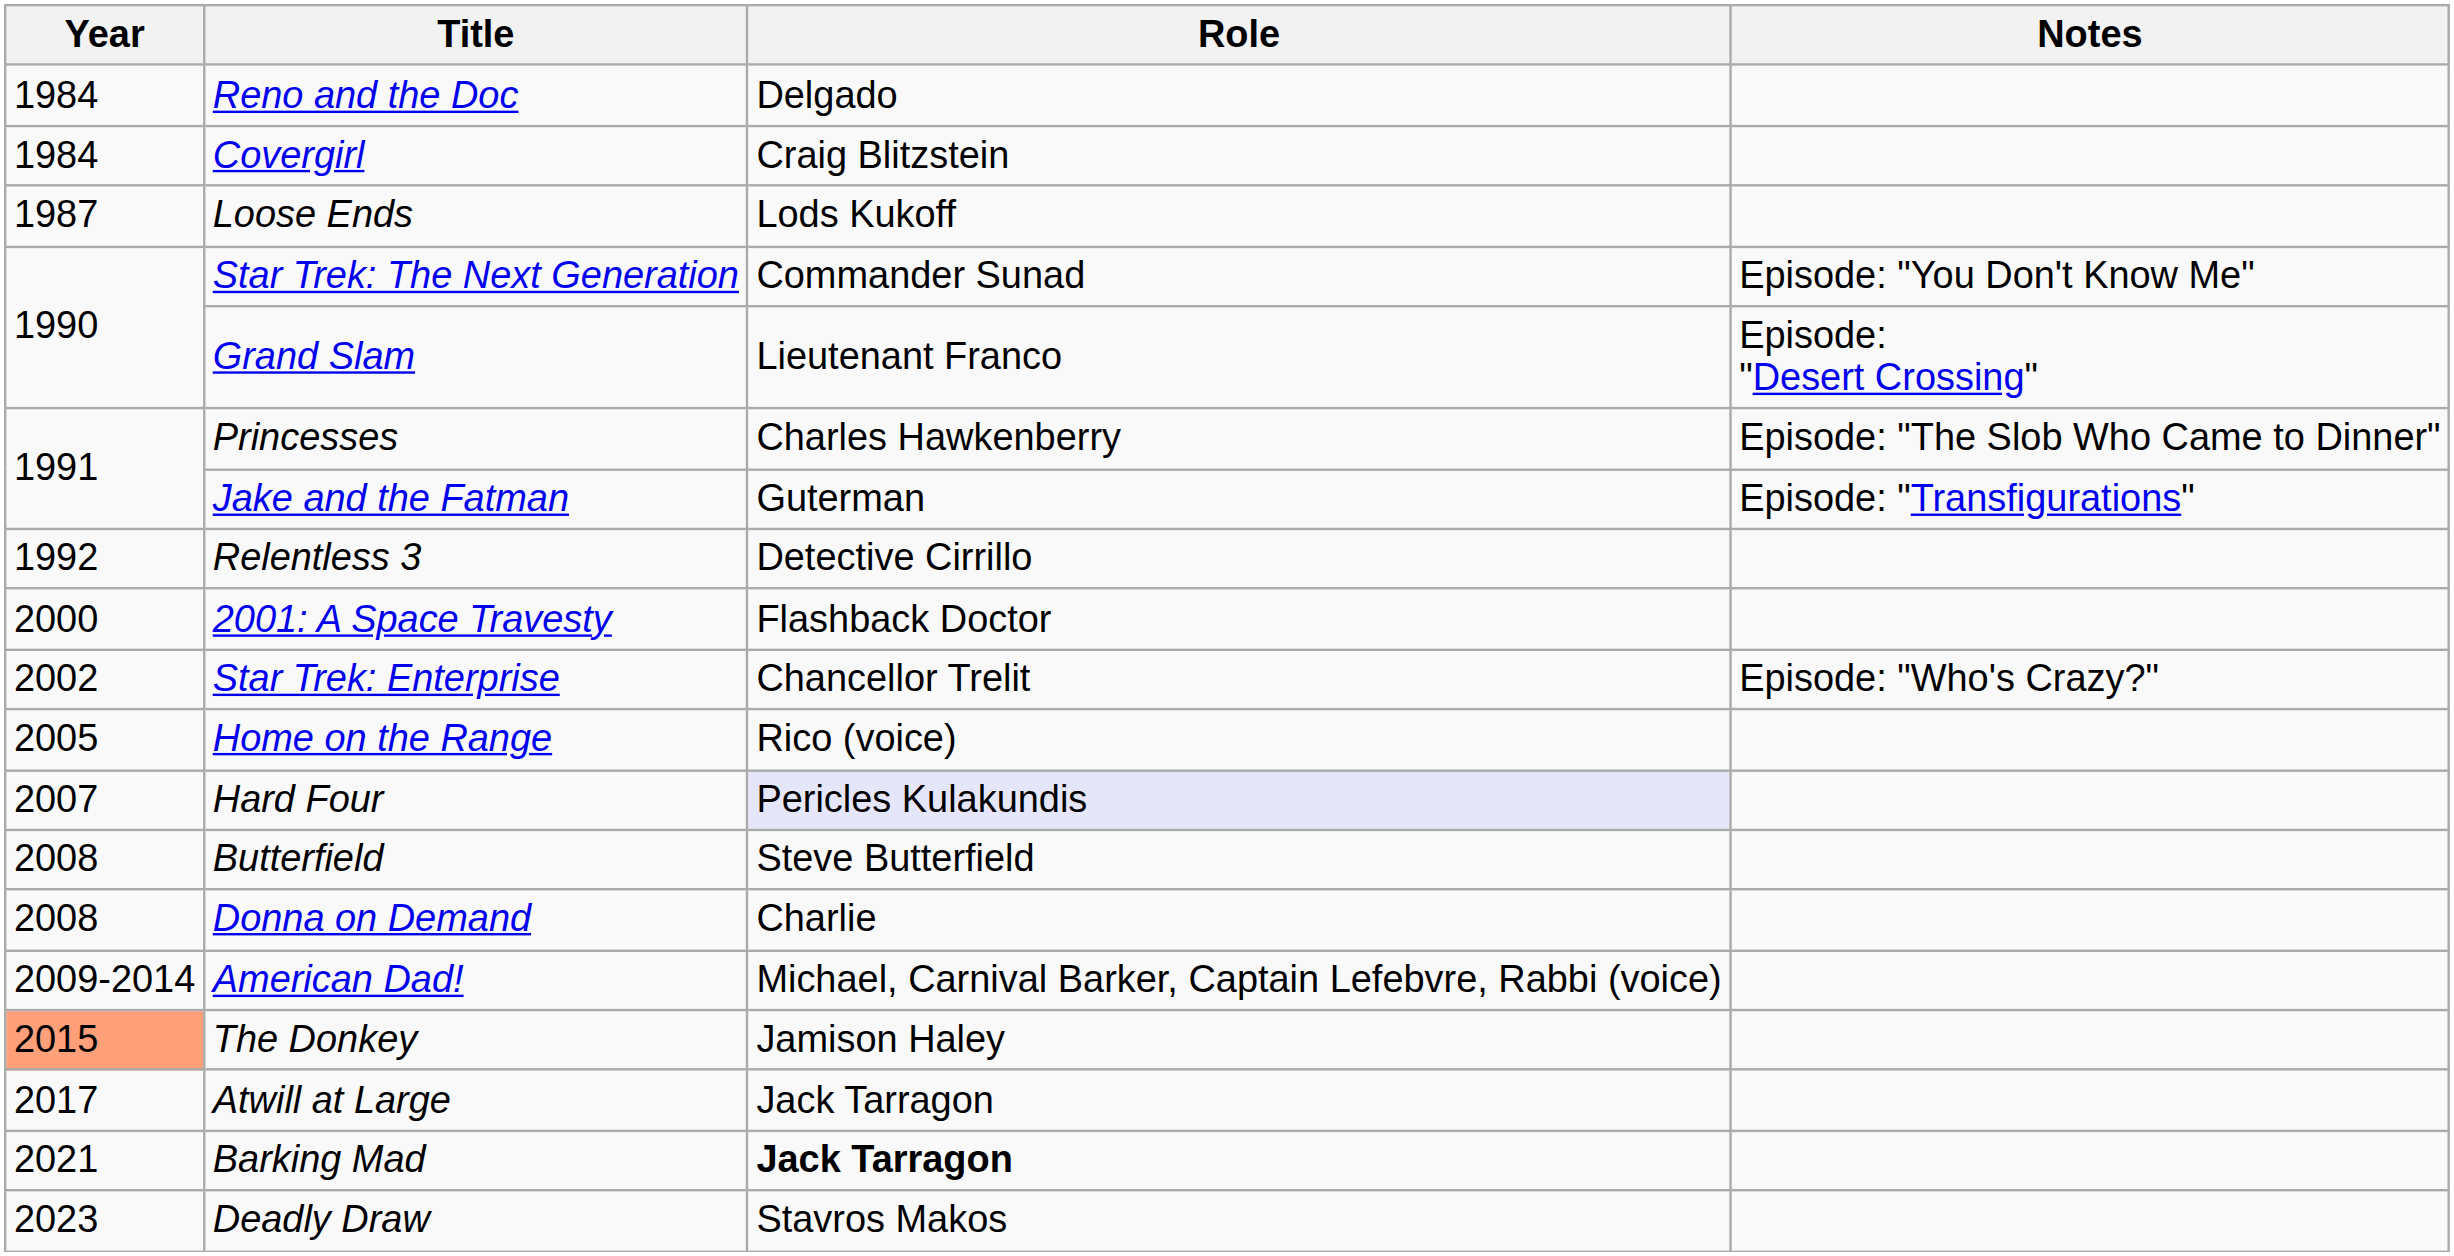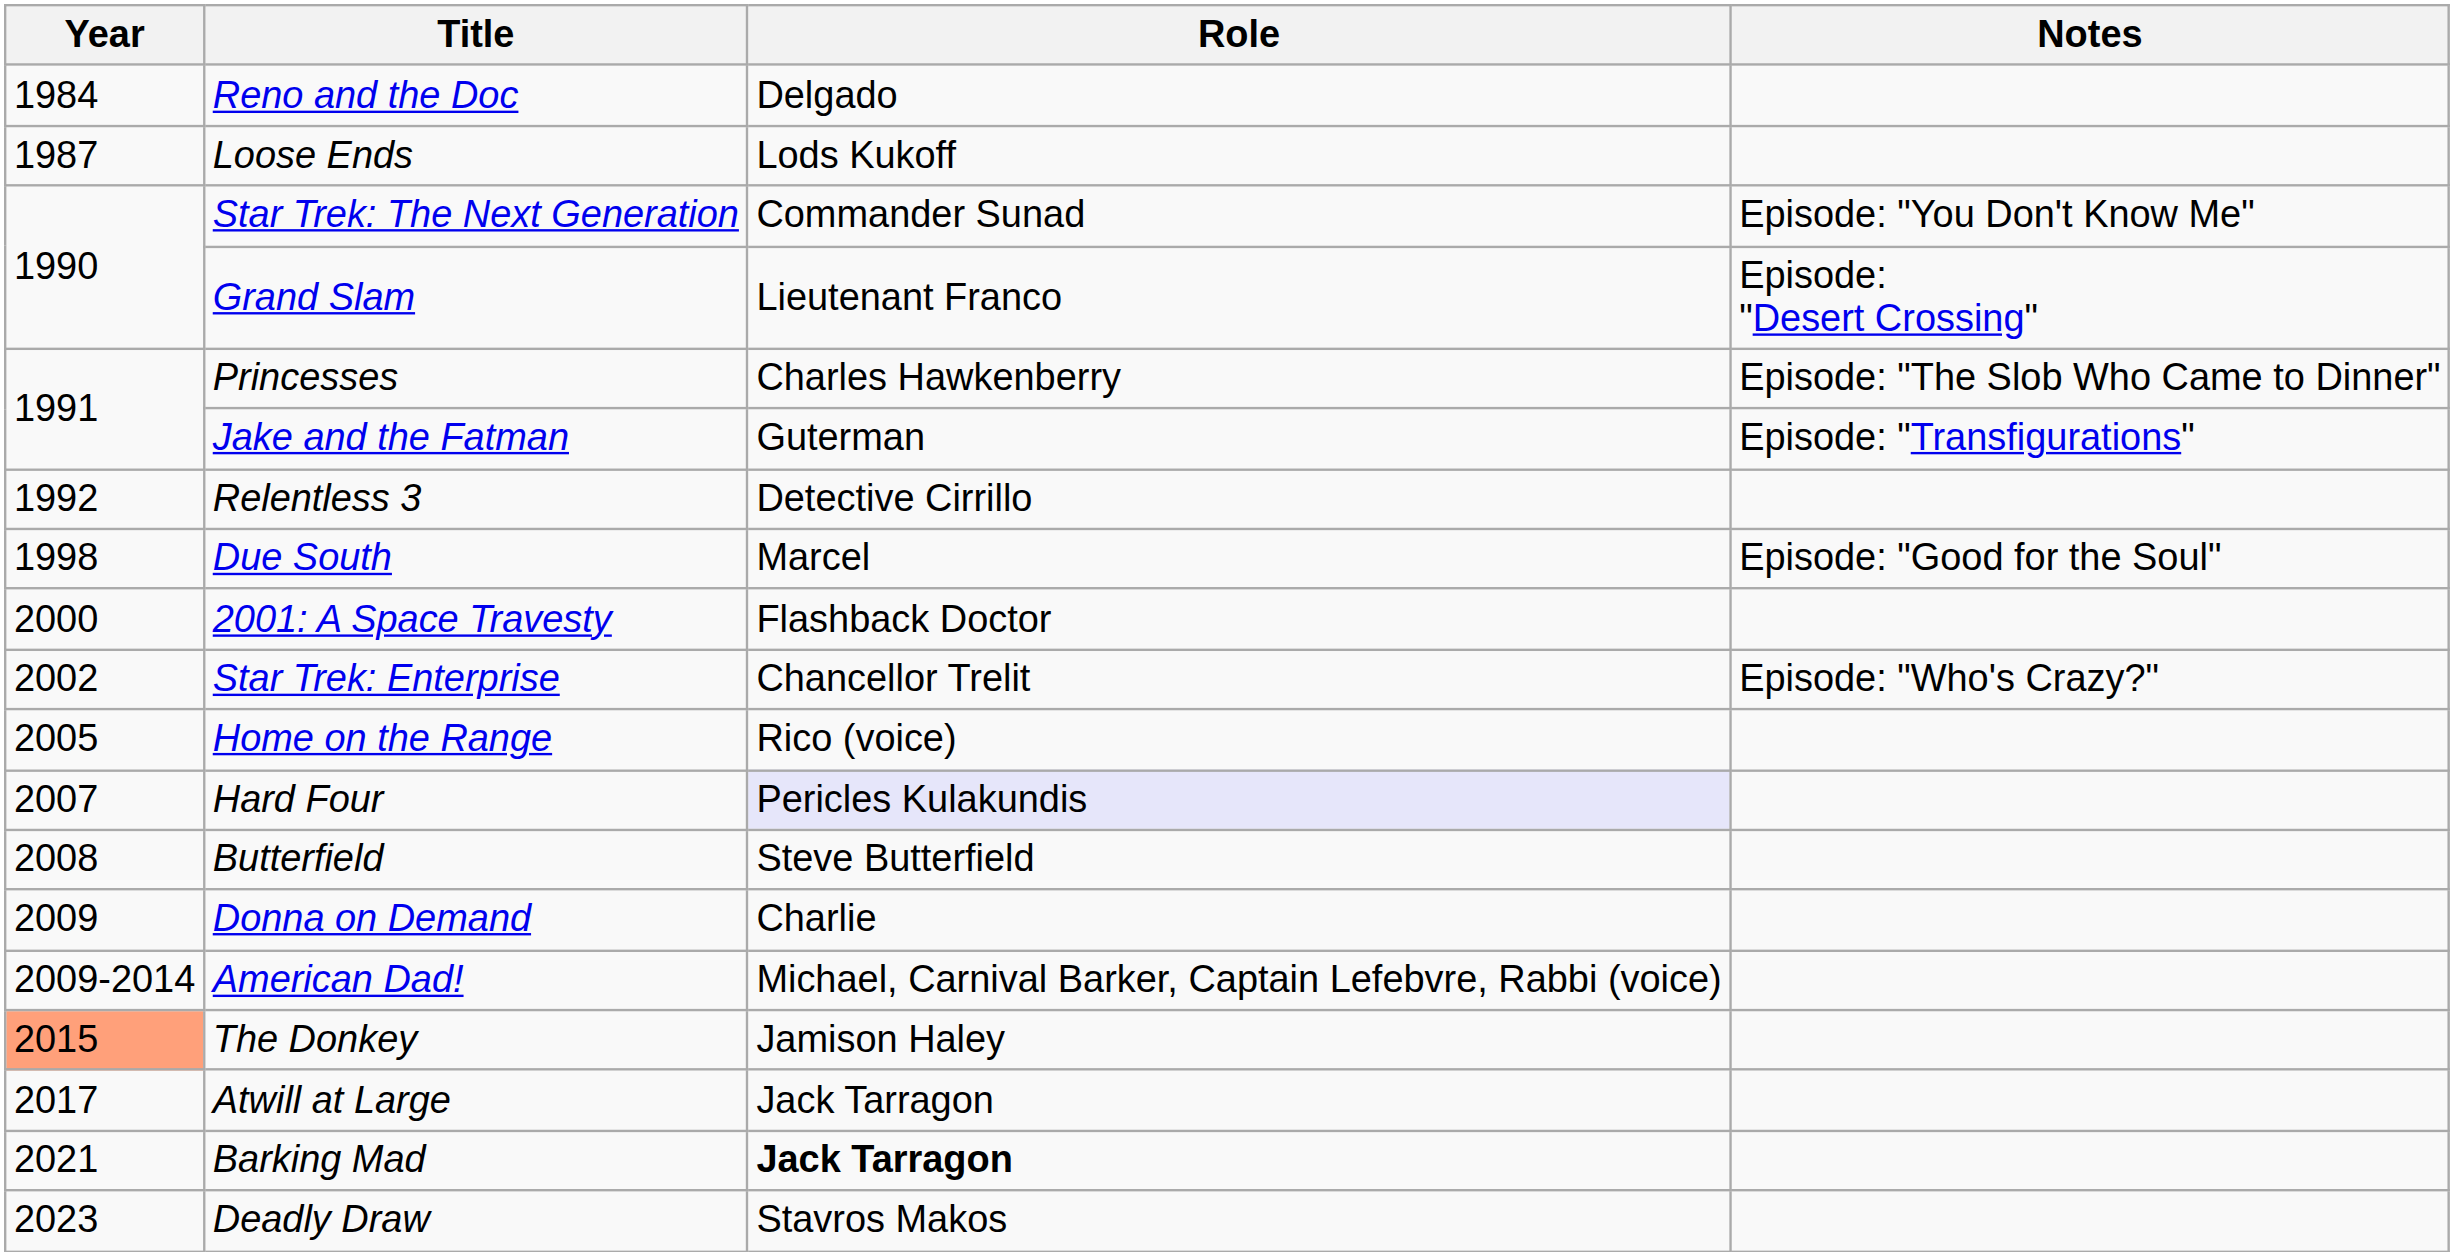- row: (289, 154)
+ row: (302, 558)
(56, 919) 2008 -> (56, 919) 2009
